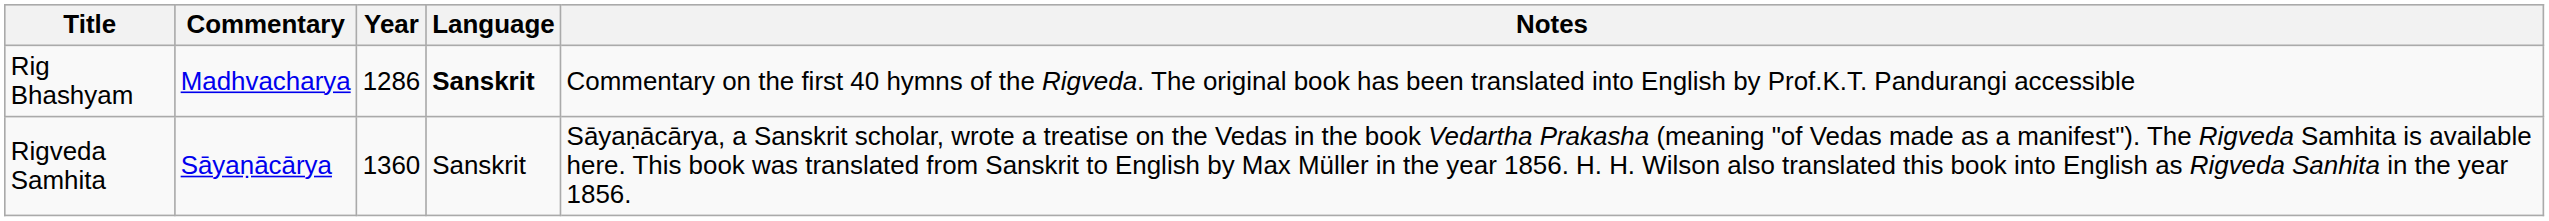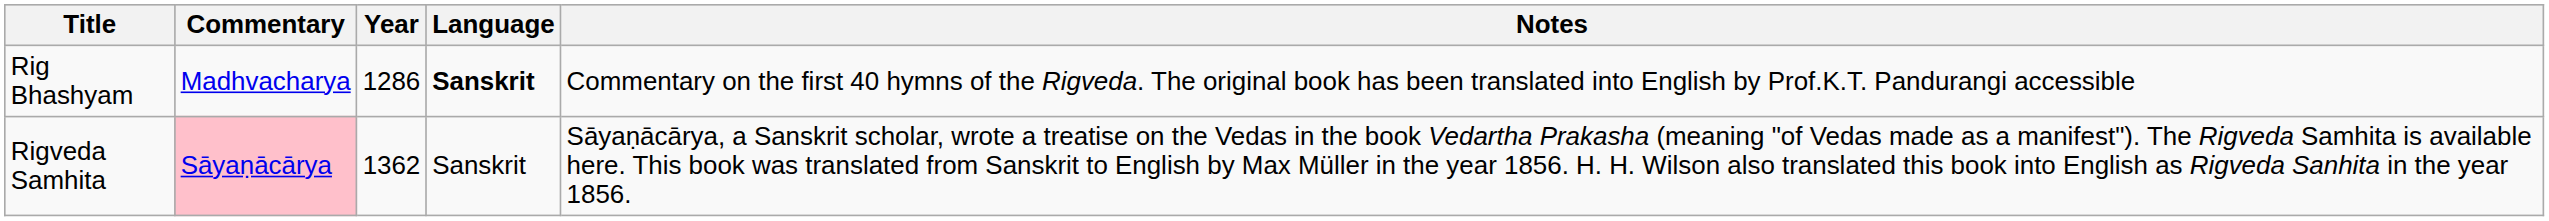(256, 165) no background -> (256, 165) pink background
(391, 165) 1360 -> (391, 165) 1362
